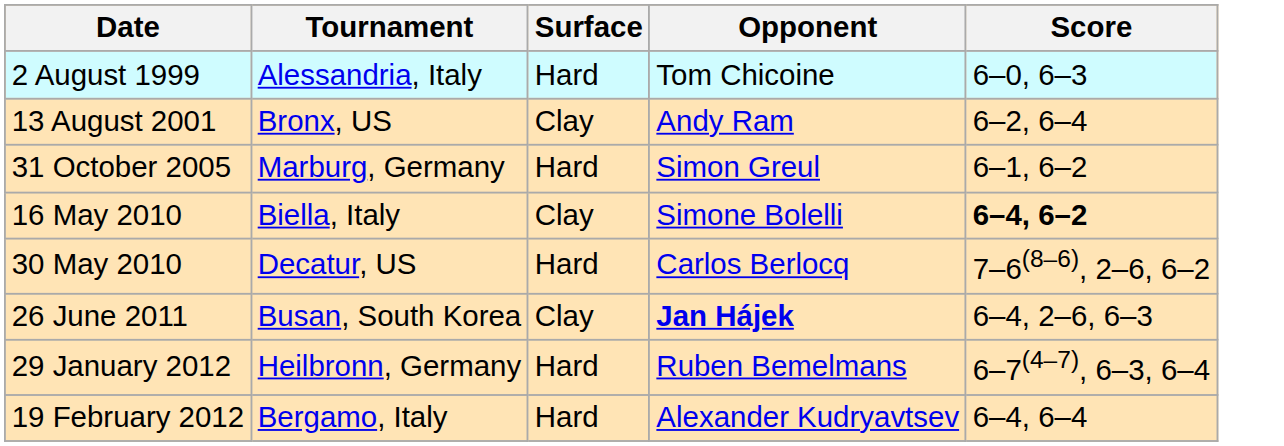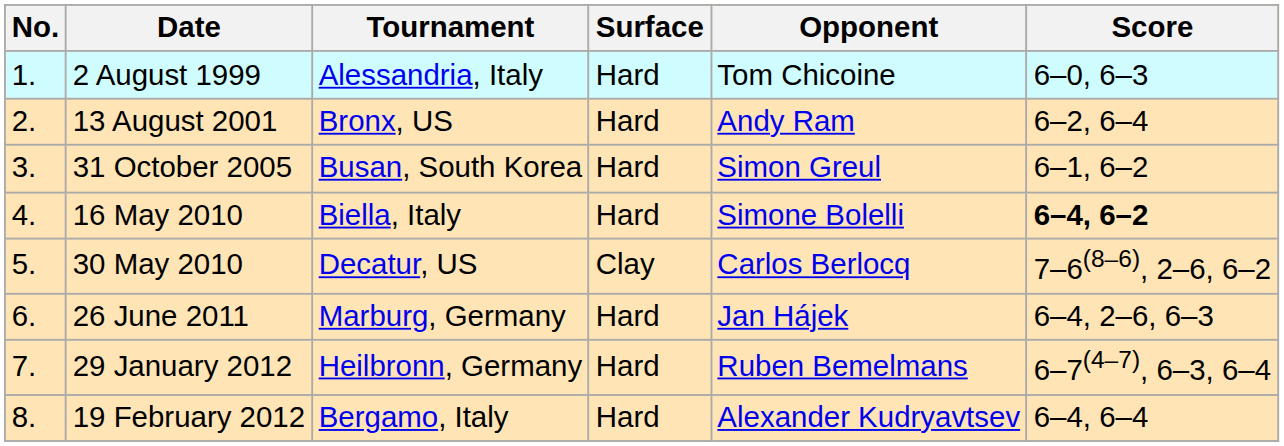+ column: (35, 27)
(564, 121) Clay -> (628, 121) Hard
(381, 167) Marburg, Germany -> (450, 167) Busan, South Korea
(564, 214) Clay -> (628, 214) Hard
(567, 265) Hard -> (625, 265) Clay
(389, 315) Busan, South Korea -> (442, 315) Marburg, Germany
(564, 315) Clay -> (628, 315) Hard
(725, 315) bold -> (783, 315) normal
